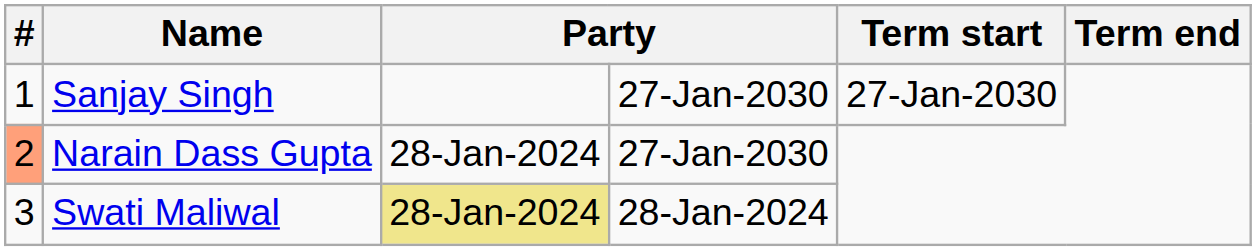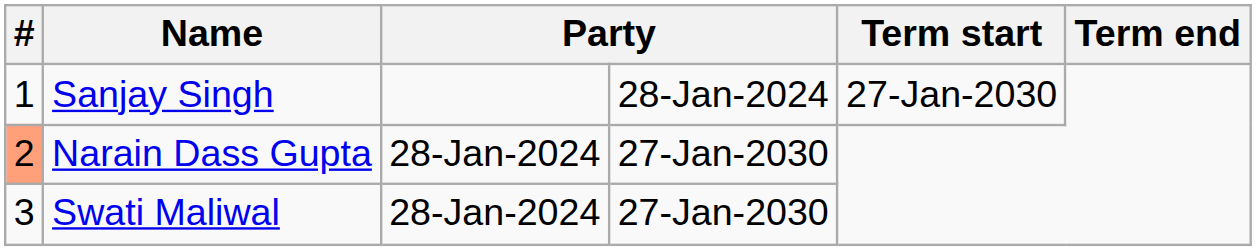(723, 93) 27-Jan-2030 -> (723, 93) 28-Jan-2024
(495, 213) khaki background -> (495, 213) no background
(723, 213) 28-Jan-2024 -> (723, 213) 27-Jan-2030
